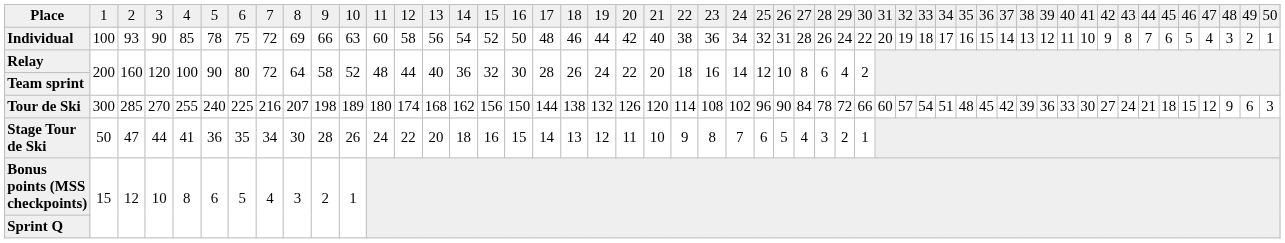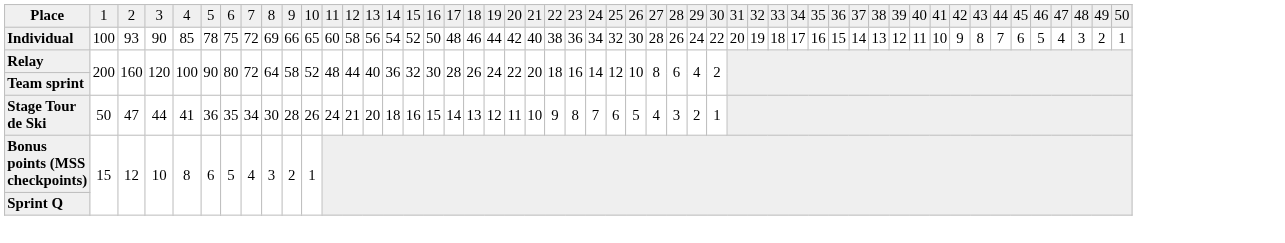(353, 38) 63 -> (312, 38) 65
(784, 38) 31 -> (636, 38) 30
- row: (44, 106)
(408, 137) 22 -> (353, 114) 21
